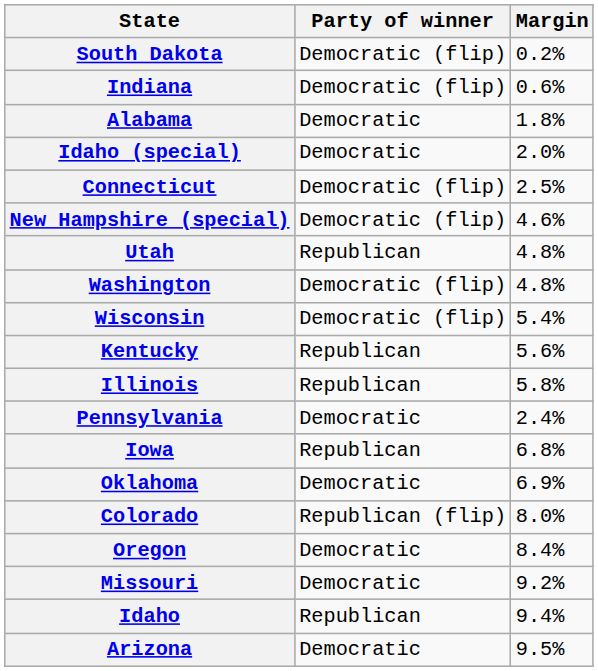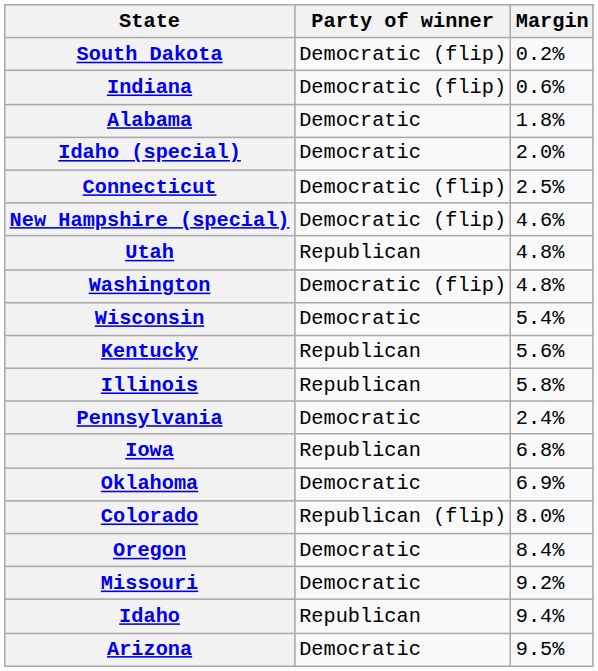(403, 319) Democratic (flip) -> (360, 319) Democratic
